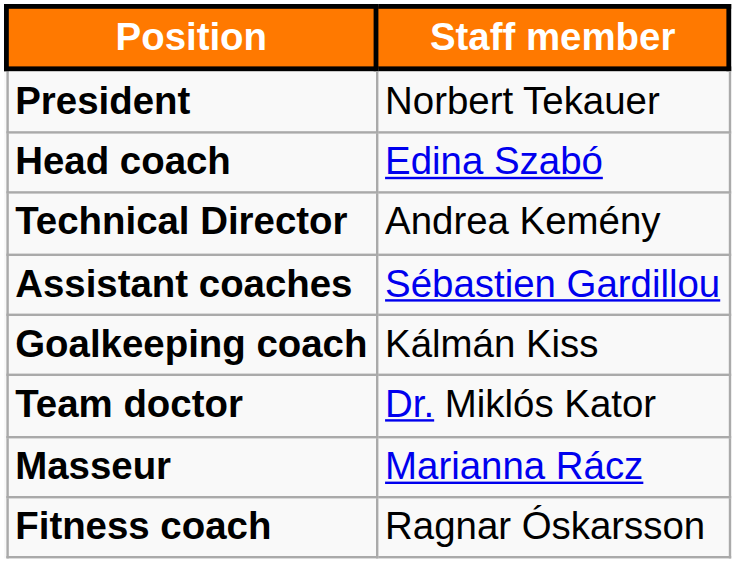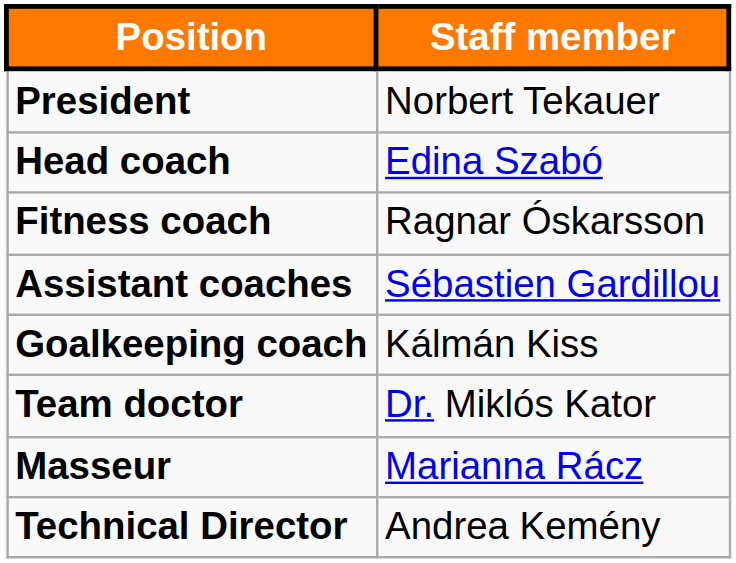rows swapped: (181, 222) <-> (143, 526)
